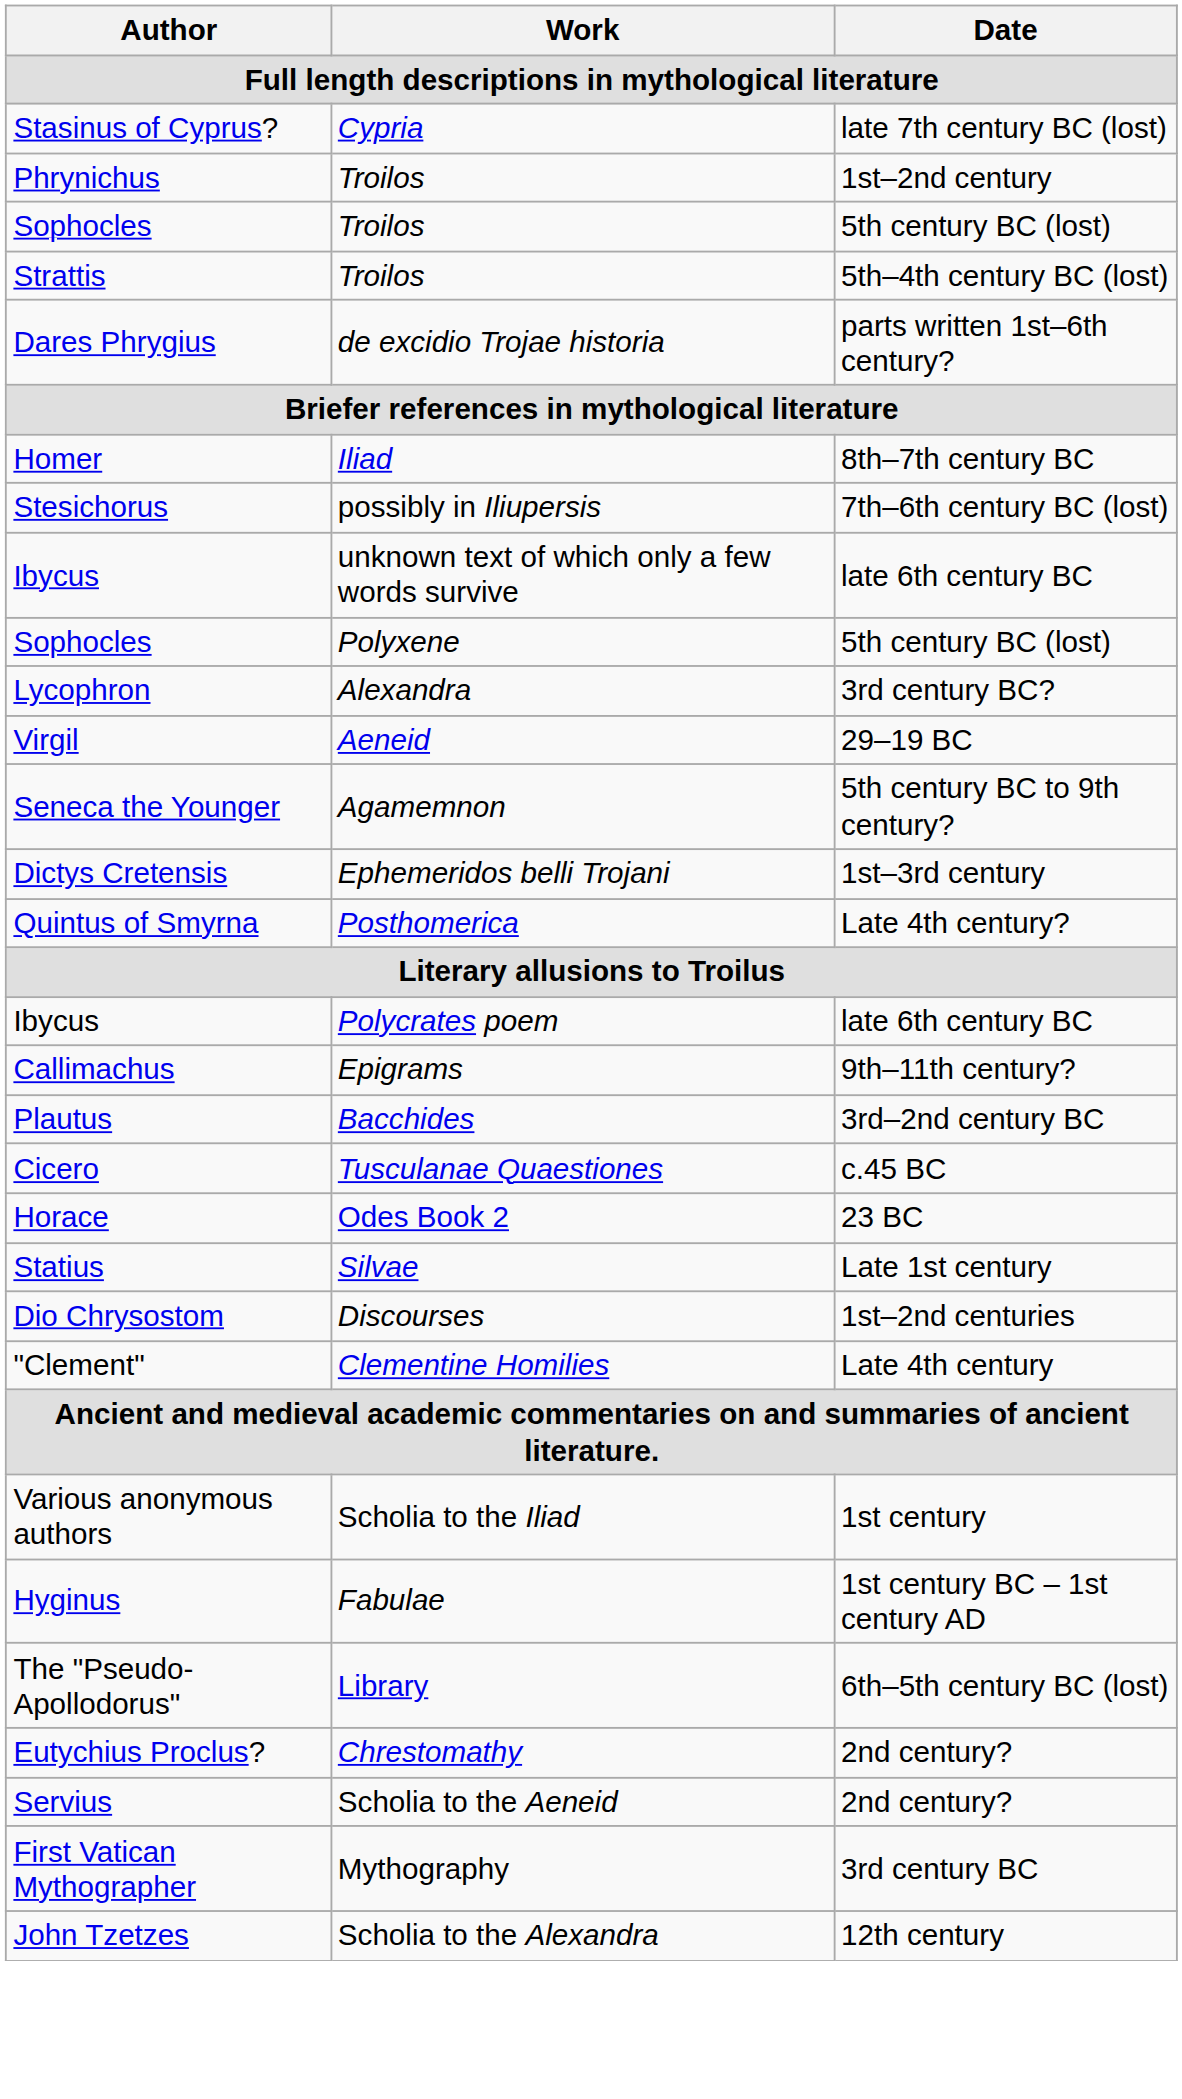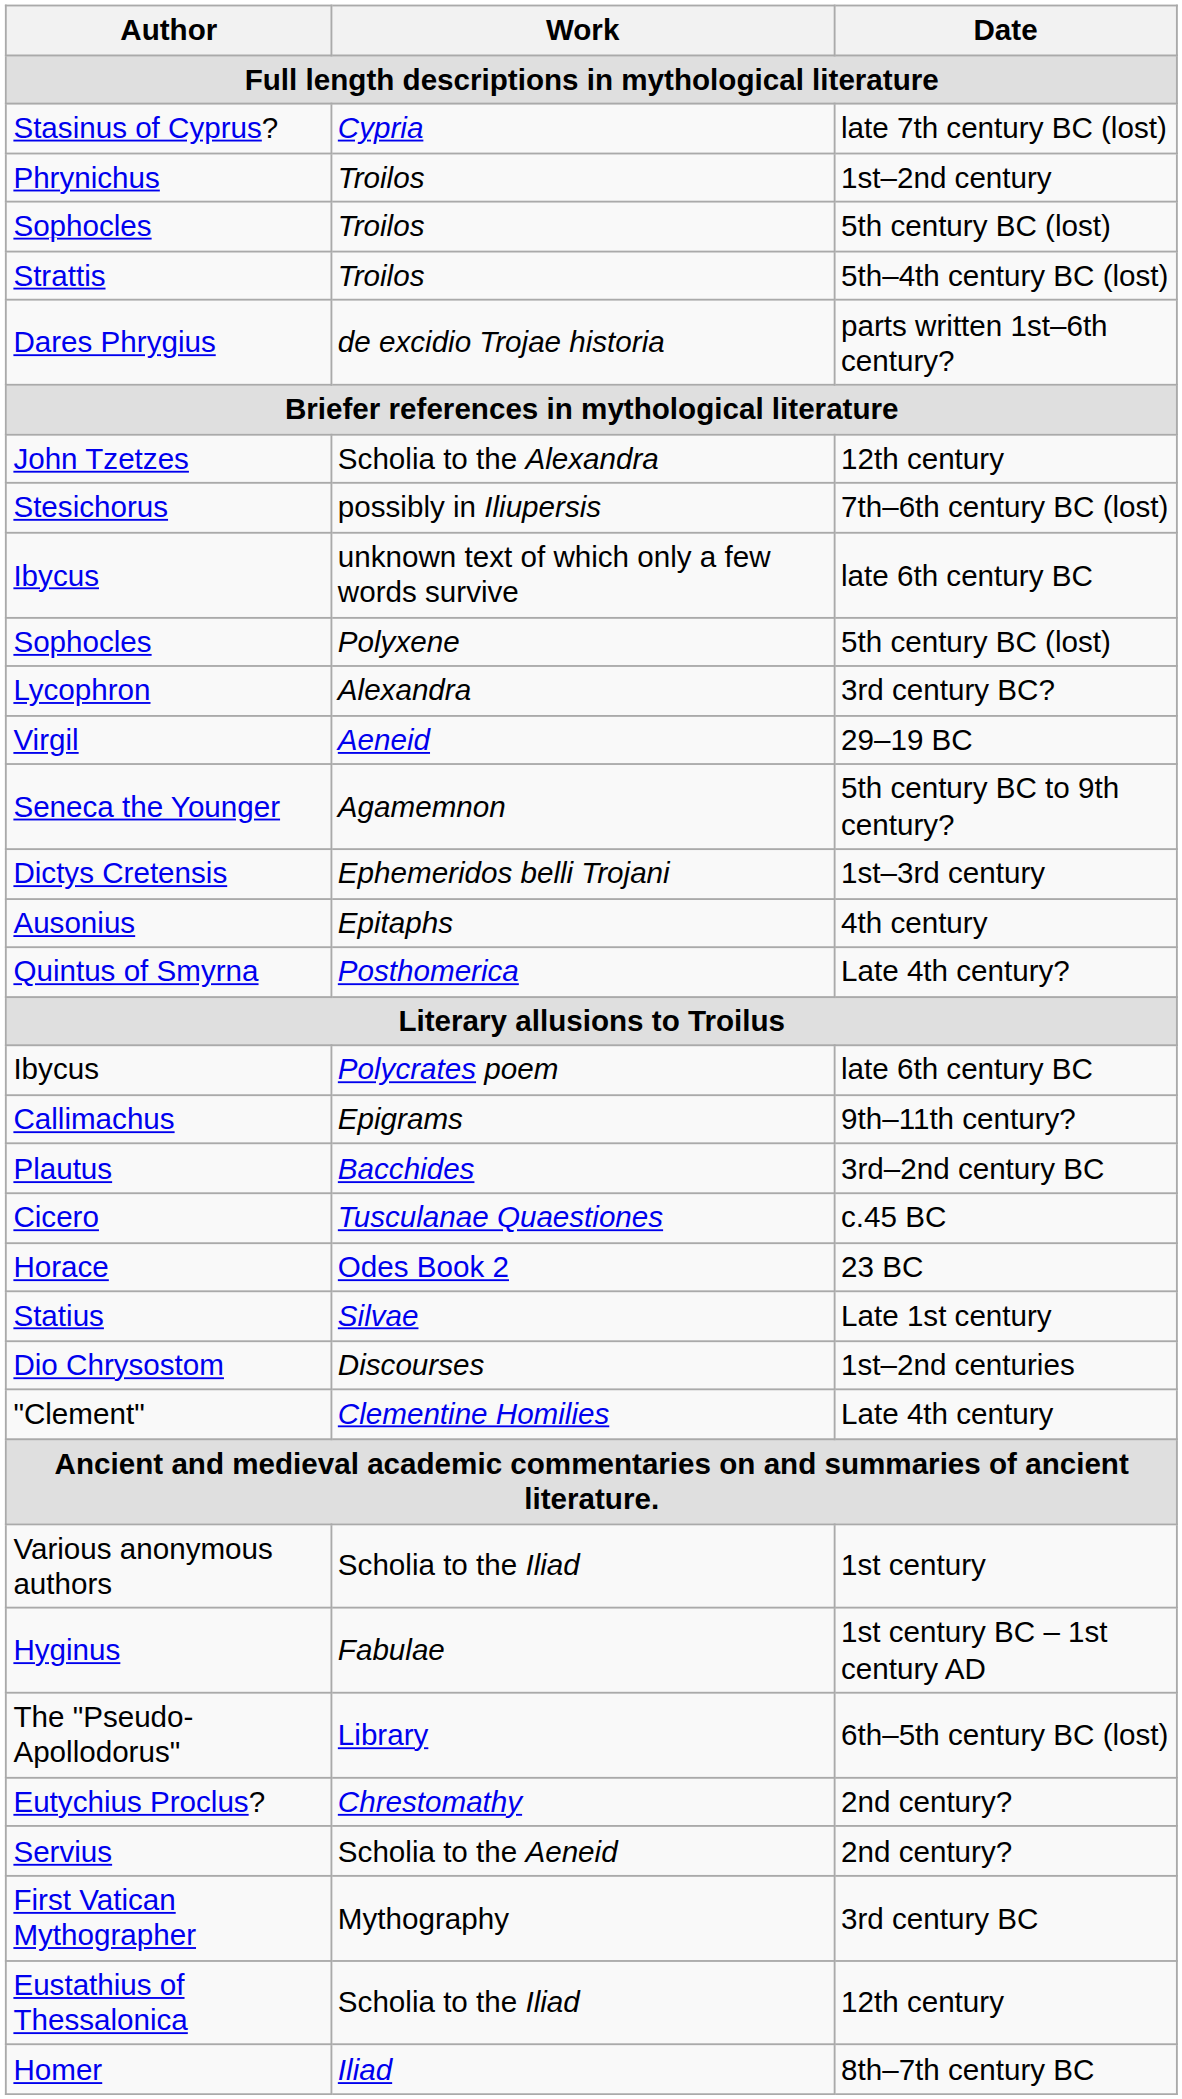rows swapped: (58, 459) <-> (101, 1936)
+ row: (74, 923)
+ row: (101, 2002)
